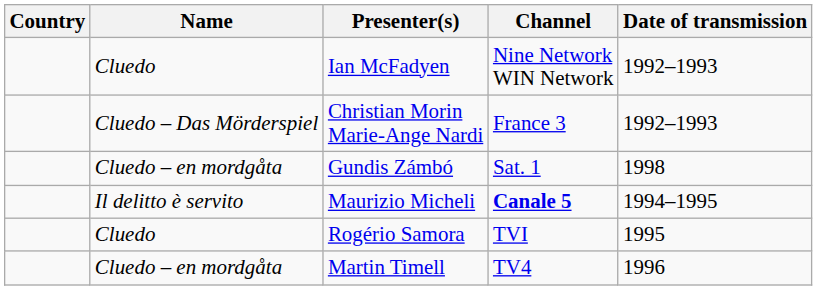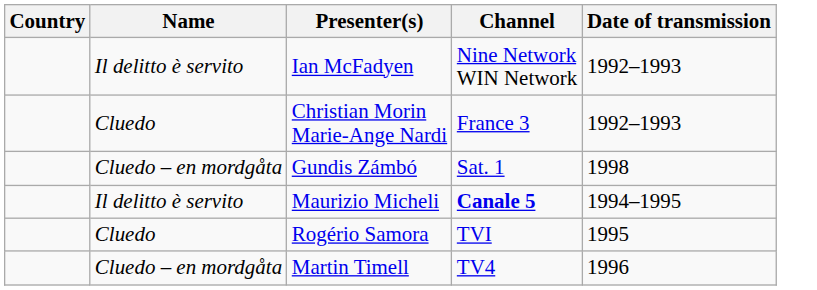(125, 66) Cluedo -> (169, 66) Il delitto è servito
(207, 122) Cluedo – Das Mörderspiel -> (125, 122) Cluedo
